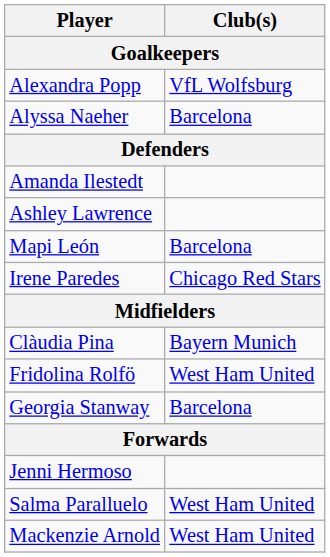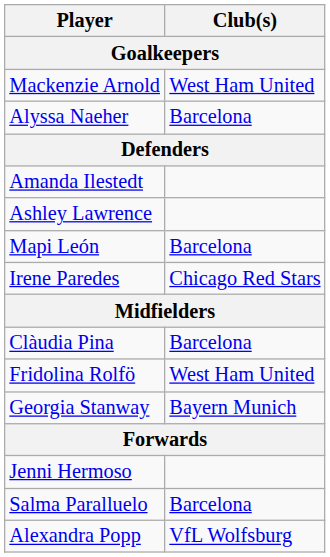rows swapped: (85, 536) <-> (75, 85)
(233, 342) Bayern Munich -> (211, 342) Barcelona
(211, 407) Barcelona -> (233, 407) Bayern Munich
(242, 504) West Ham United -> (211, 504) Barcelona
